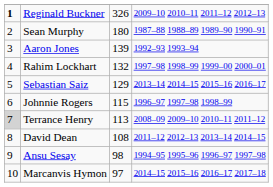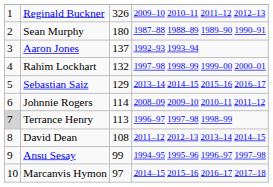(10, 13) bold -> (10, 13) normal
(121, 48) 139 -> (121, 48) 137
(120, 102) 115 -> (120, 102) 114
(183, 102) 1996–97 1997–98 1998–99 -> (199, 102) 2008–09 2009–10 2010–11 2011–12
(199, 119) 2008–09 2009–10 2010–11 2011–12 -> (183, 119) 1996–97 1997–98 1998–99
(118, 155) 98 -> (118, 155) 99
